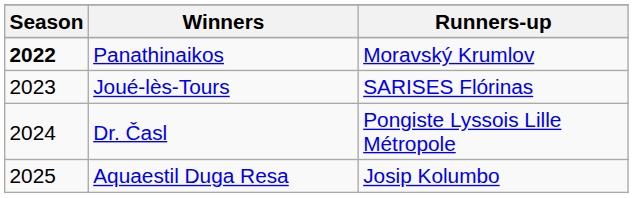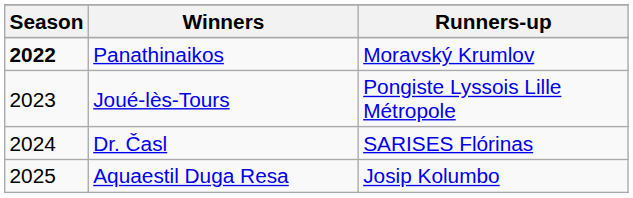(448, 87) SARISES Flórinas -> (462, 99) Pongiste Lyssois Lille Métropole
(462, 132) Pongiste Lyssois Lille Métropole -> (448, 144) SARISES Flórinas
